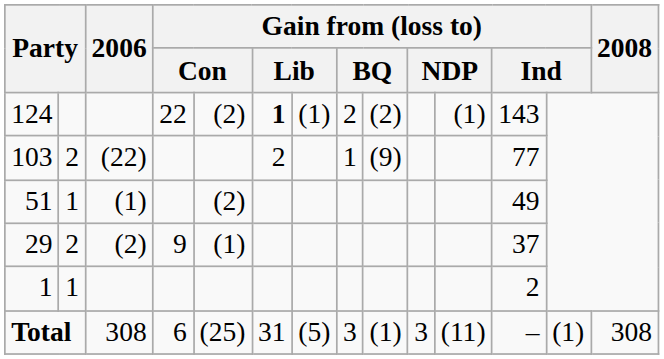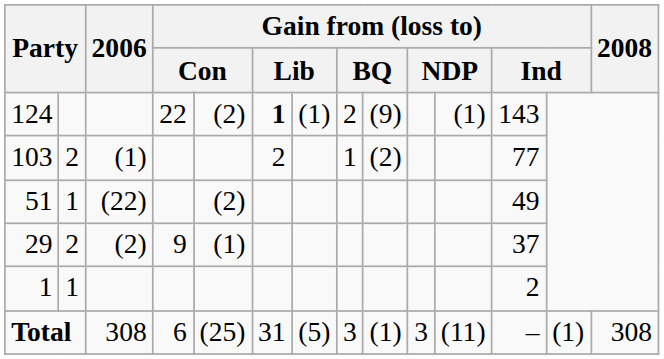(386, 113) (2) -> (386, 113) (9)
(124, 157) (22) -> (131, 157) (1)
(386, 157) (9) -> (386, 157) (2)
(131, 200) (1) -> (124, 200) (22)
